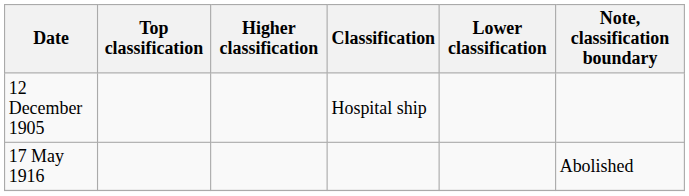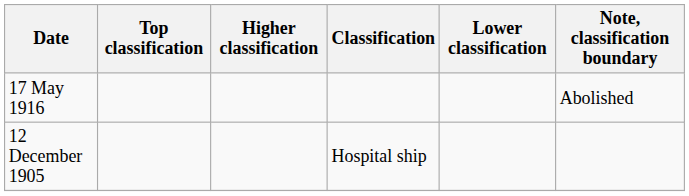rows swapped: (46, 107) <-> (36, 166)
